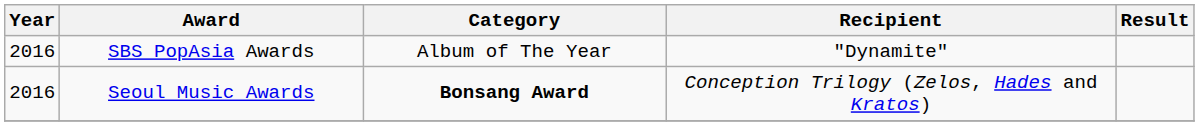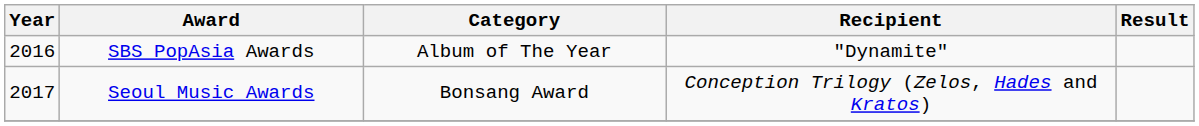(32, 94) 2016 -> (32, 94) 2017
(514, 94) bold -> (514, 94) normal
